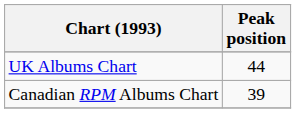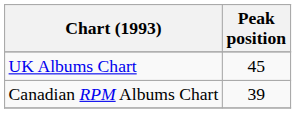(256, 66) 44 -> (256, 66) 45
